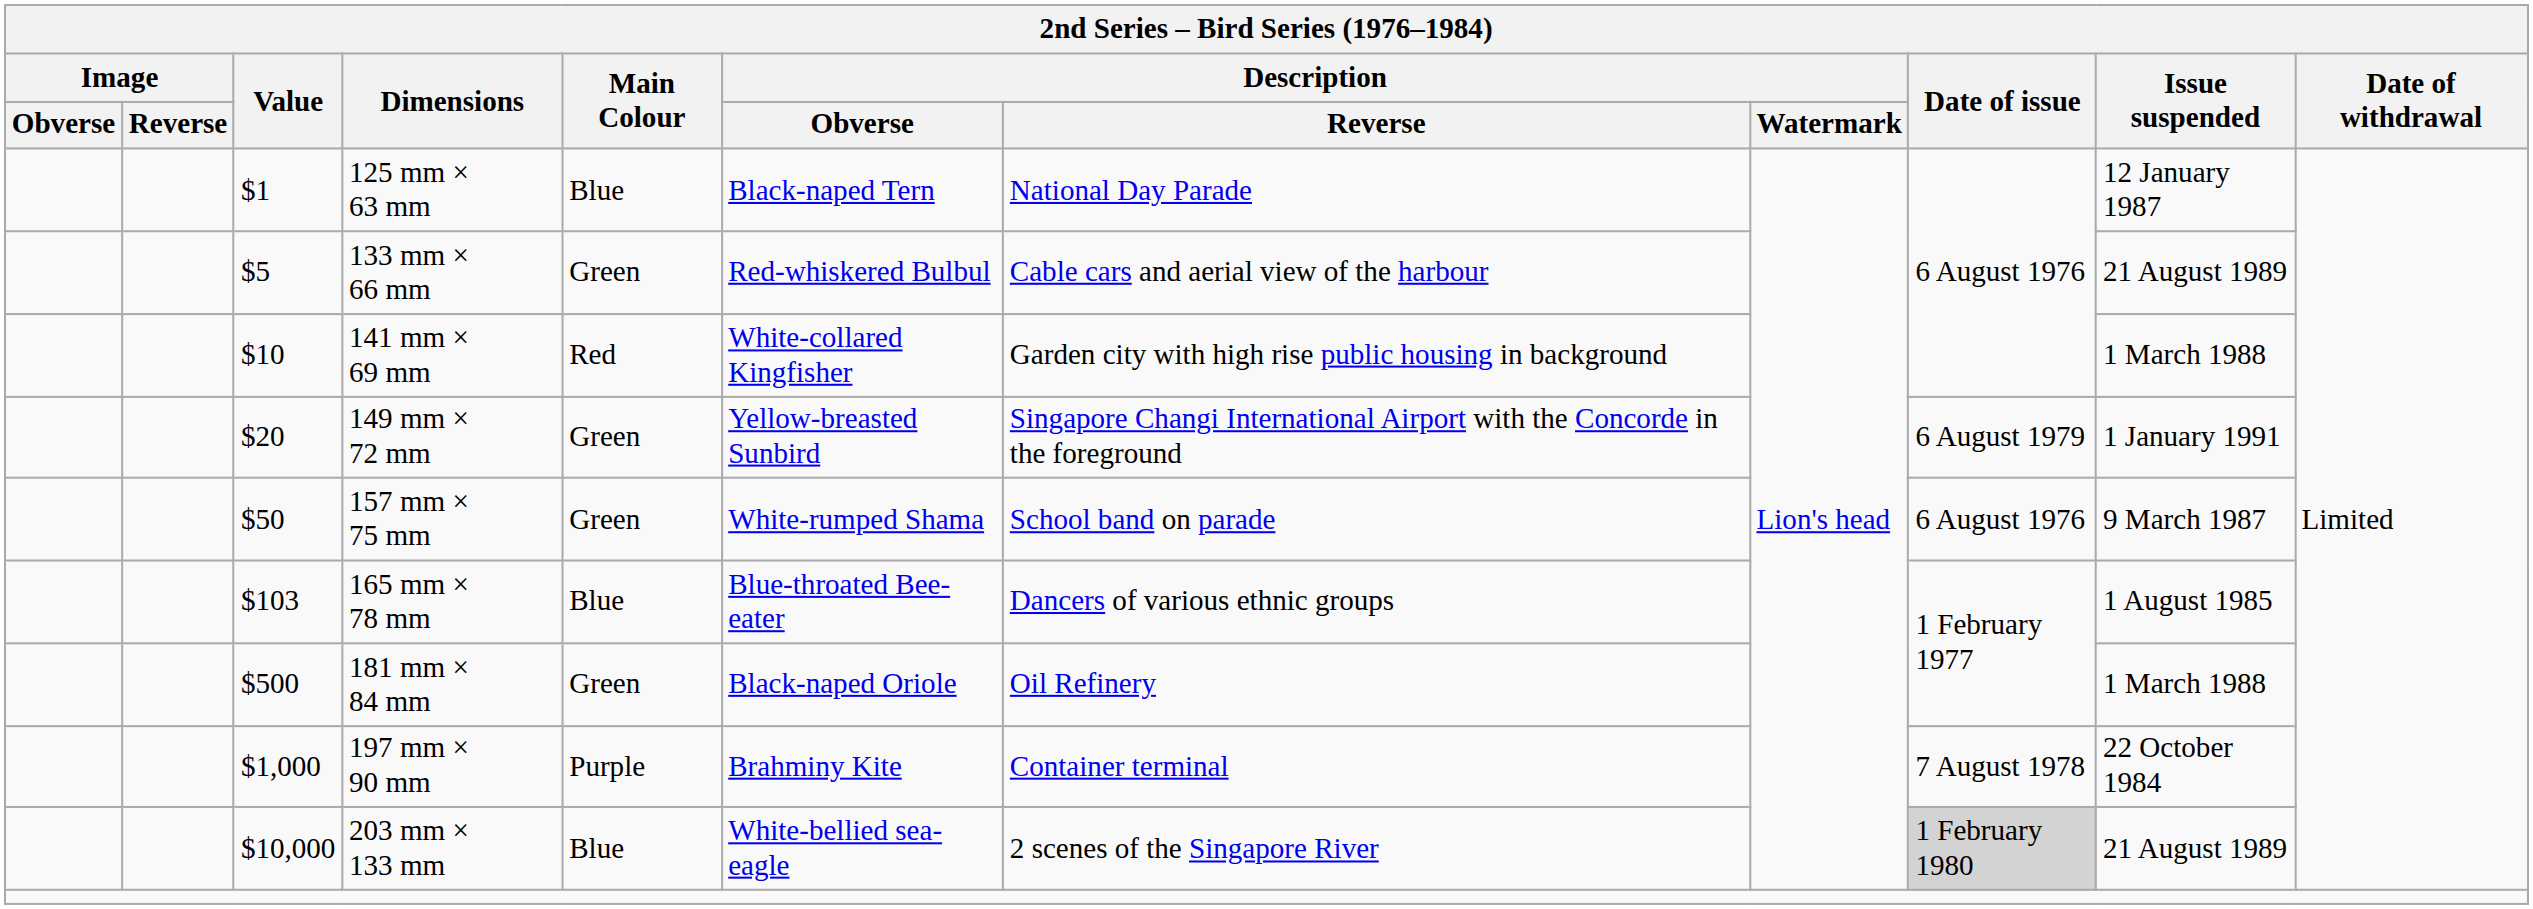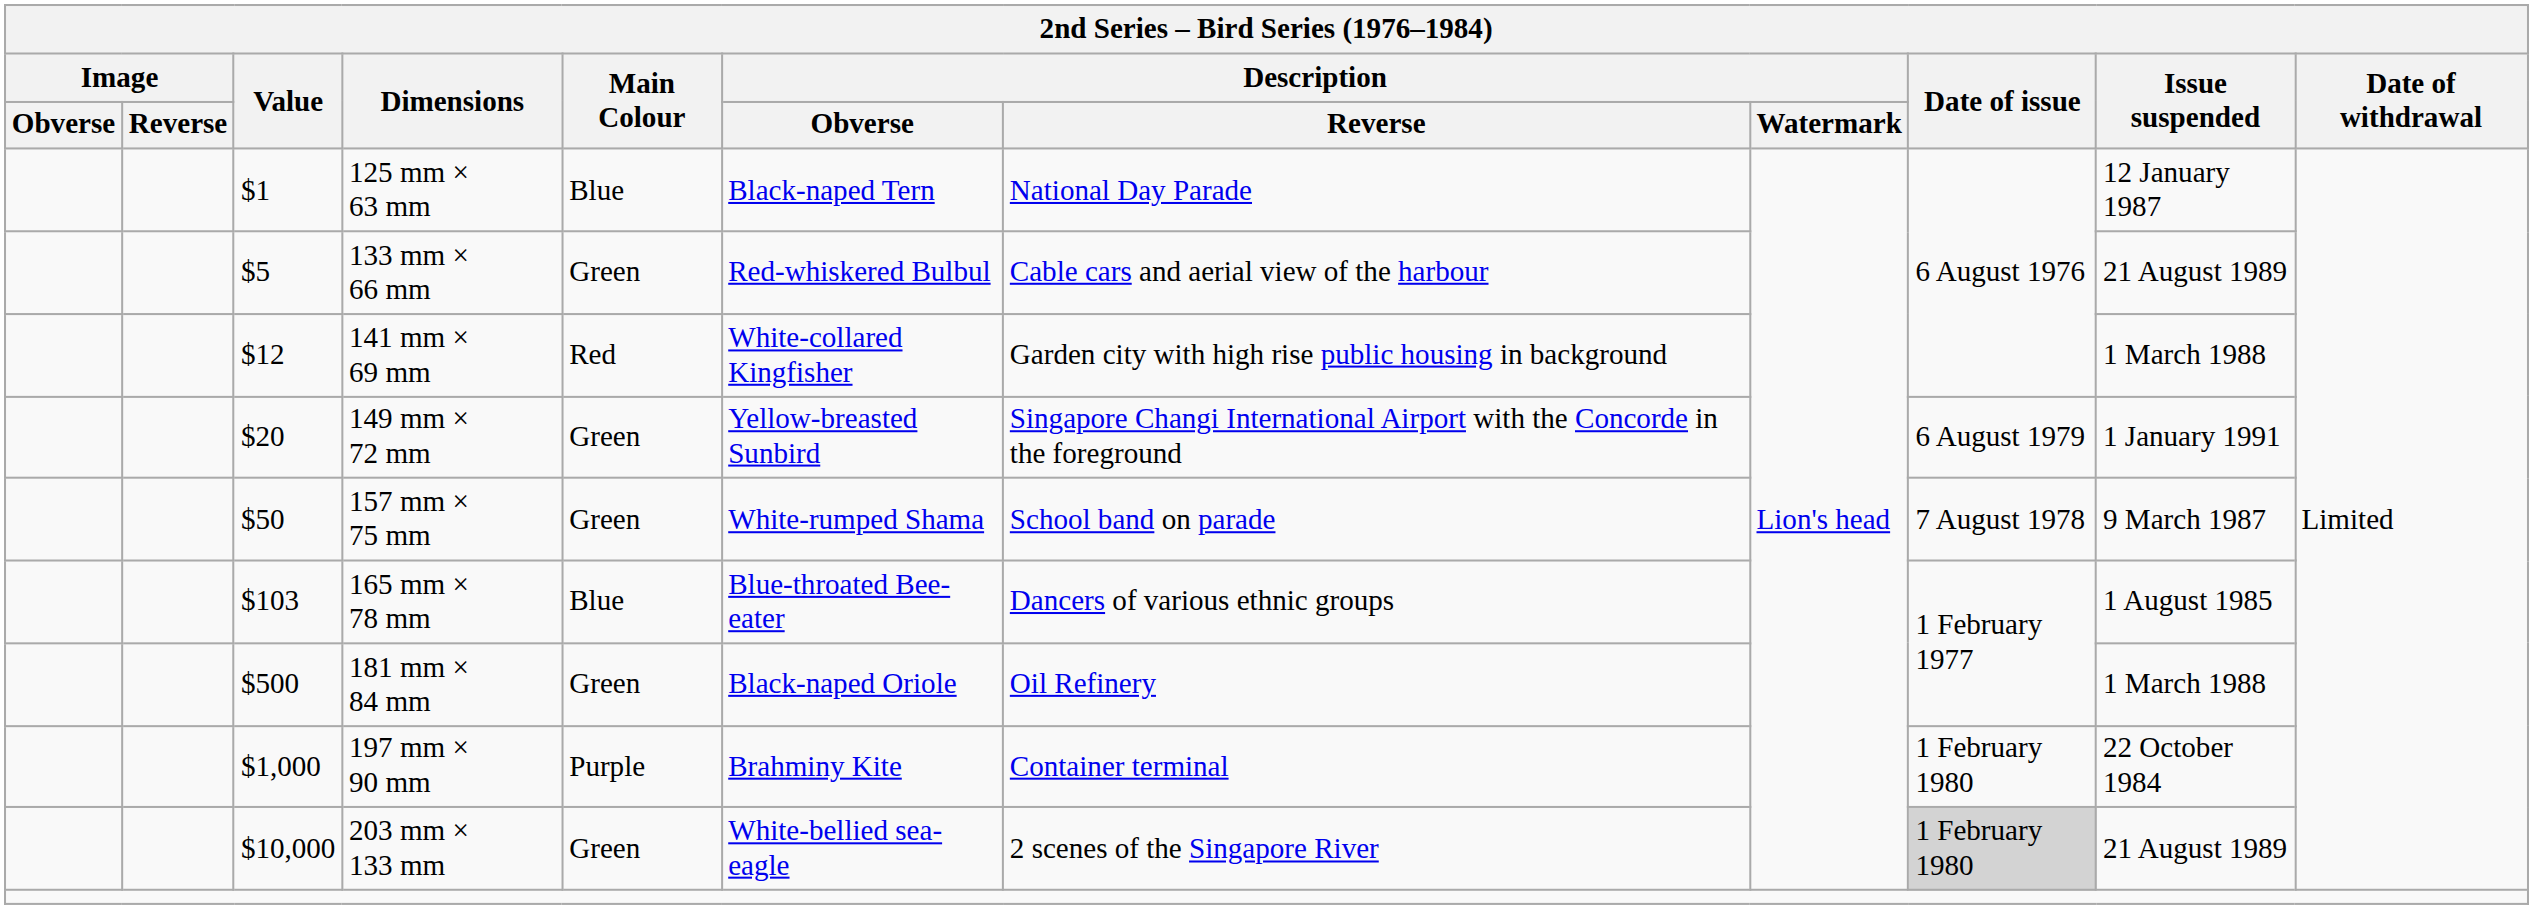(263, 354) $10 -> (263, 354) $12
(2000, 519) 6 August 1976 -> (2000, 519) 7 August 1978
(2000, 766) 7 August 1978 -> (1979, 766) 1 February 1980
(597, 848) Blue -> (605, 848) Green
